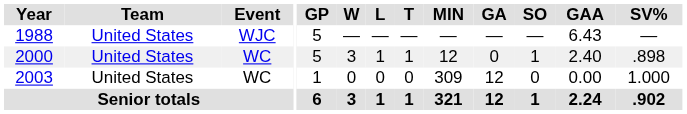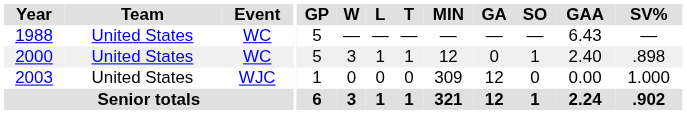(257, 35) WJC -> (257, 35) WC
(257, 78) WC -> (257, 78) WJC
